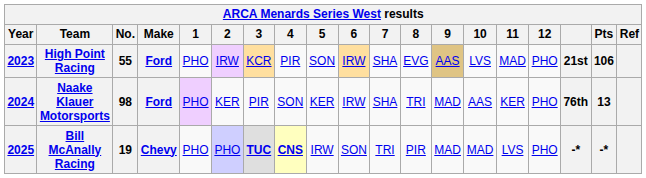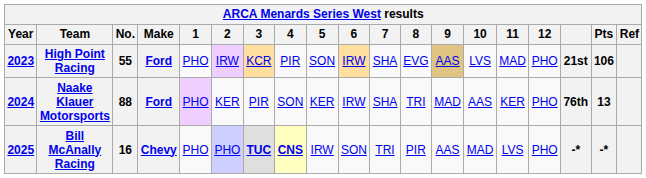(125, 102) 98 -> (125, 102) 88
(125, 150) 19 -> (125, 150) 16
(448, 150) MAD -> (448, 150) AAS
